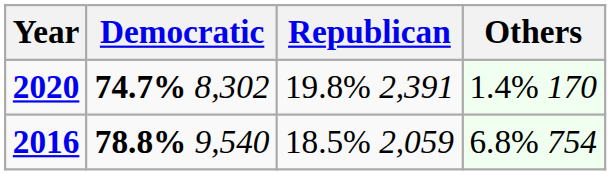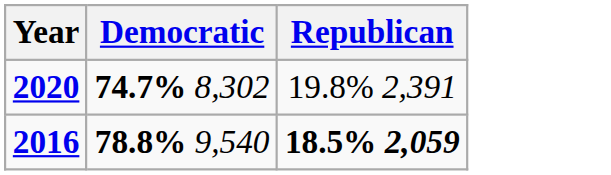- column: (533, 32)
(369, 141) normal -> (372, 141) bold
